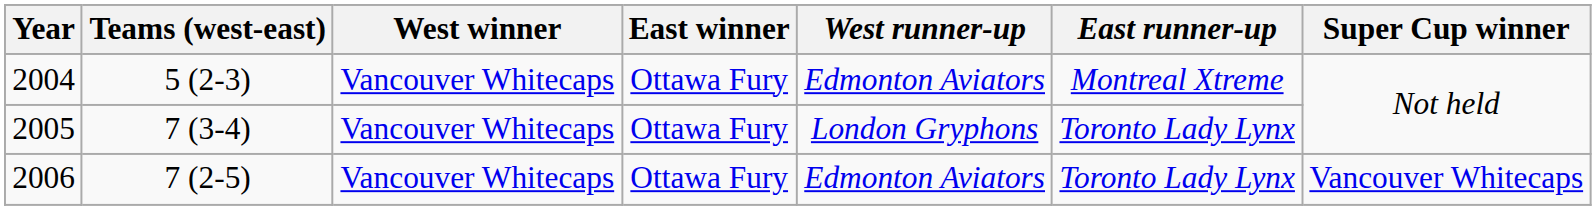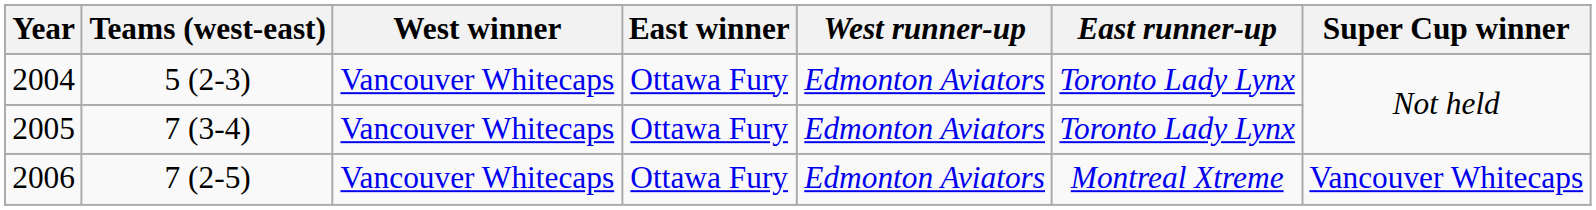(1177, 79) Montreal Xtreme -> (1177, 79) Toronto Lady Lynx
(925, 128) London Gryphons -> (925, 128) Edmonton Aviators
(1177, 178) Toronto Lady Lynx -> (1177, 178) Montreal Xtreme
